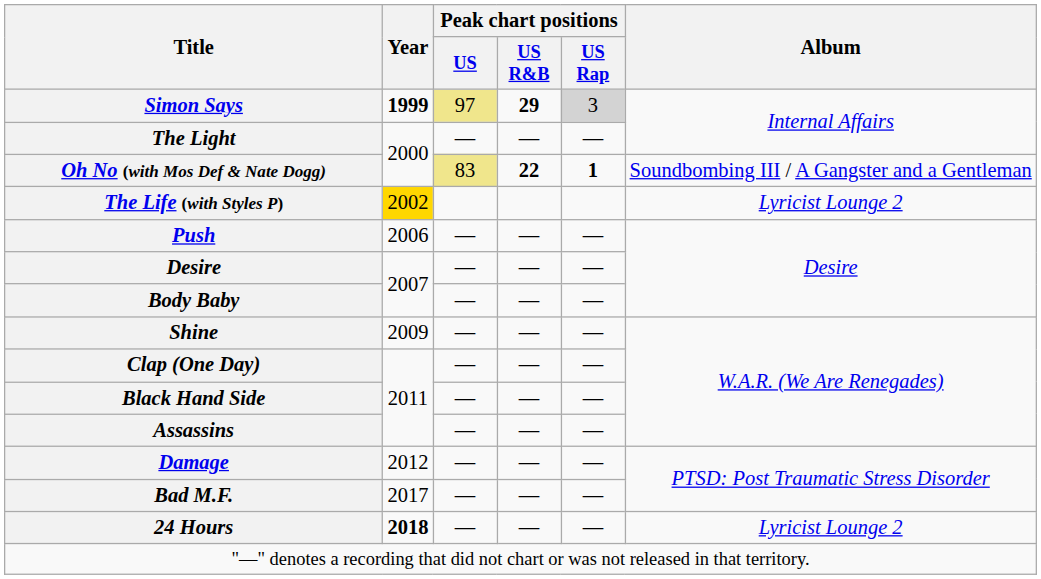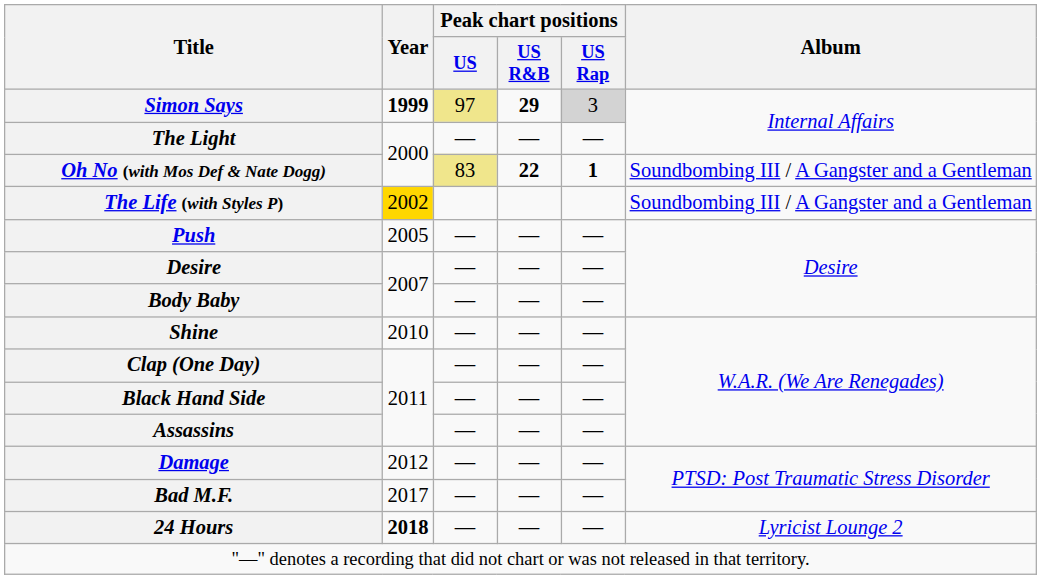(831, 202) Lyricist Lounge 2 -> (831, 202) Soundbombing III / A Gangster and a Gentleman
(408, 235) 2006 -> (408, 235) 2005
(408, 332) 2009 -> (408, 332) 2010
